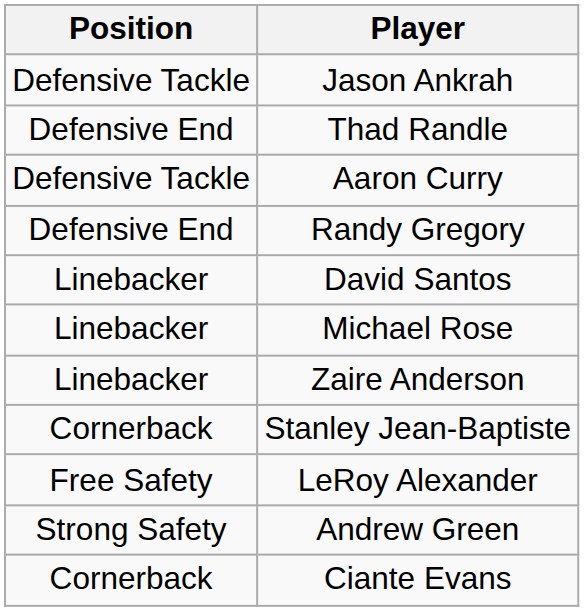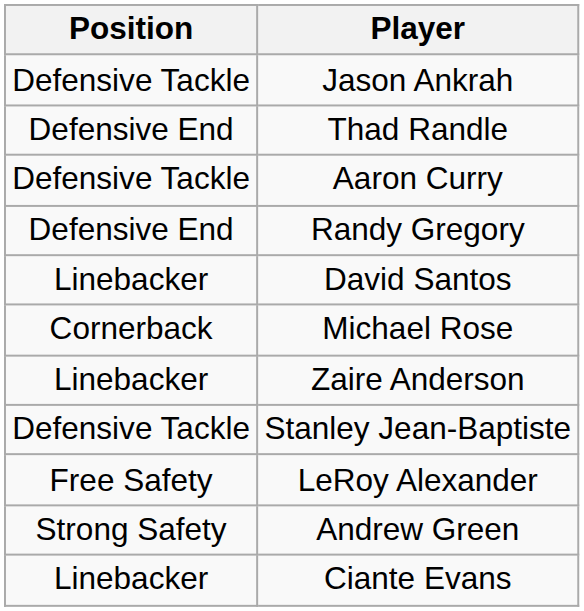(131, 329) Linebacker -> (131, 329) Cornerback
(131, 429) Cornerback -> (131, 429) Defensive Tackle
(131, 579) Cornerback -> (131, 579) Linebacker
